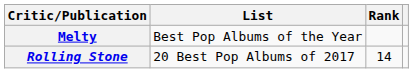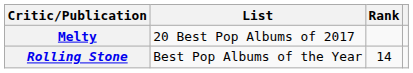(258, 36) Best Pop Albums of the Year -> (254, 36) 20 Best Pop Albums of 2017
(254, 57) 20 Best Pop Albums of 2017 -> (258, 57) Best Pop Albums of the Year
